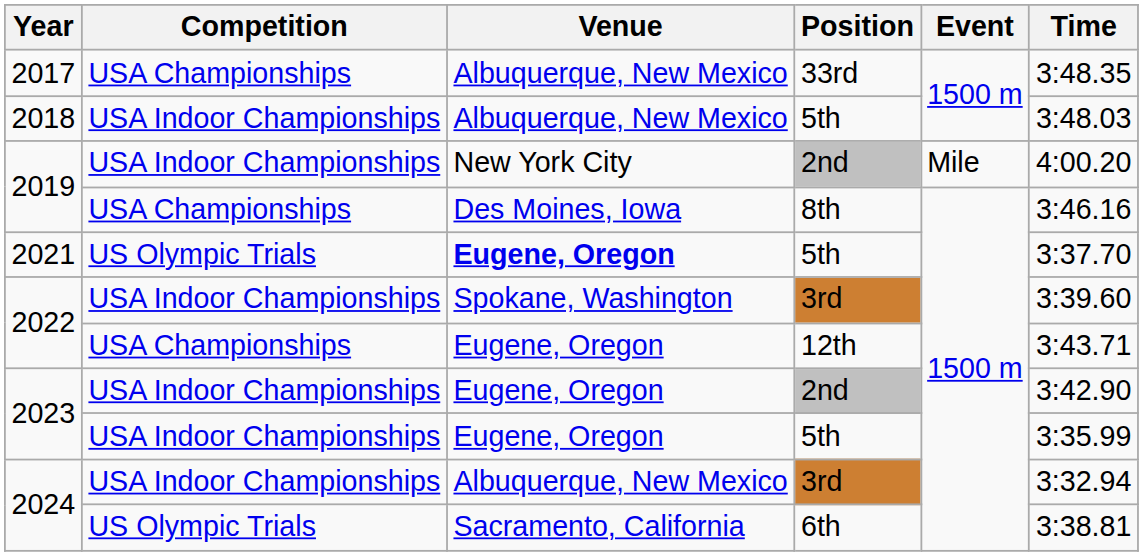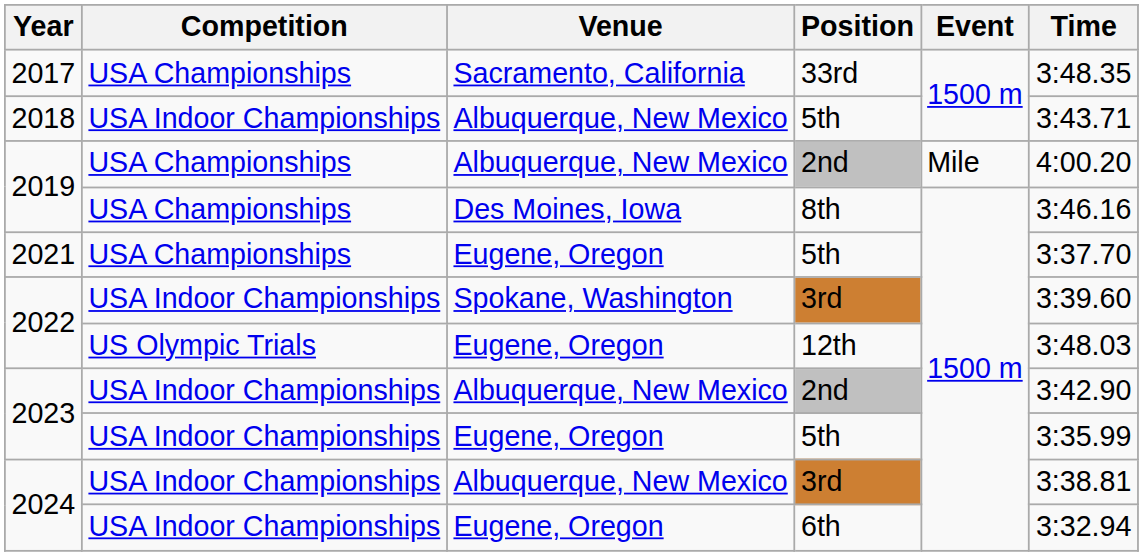(621, 72) Albuquerque, New Mexico -> (599, 72) Sacramento, California
(1084, 118) 3:48.03 -> (1084, 118) 3:43.71
(264, 163) USA Indoor Championships -> (220, 163) USA Championships
(543, 163) New York City -> (621, 163) Albuquerque, New Mexico
(202, 254) US Olympic Trials -> (220, 254) USA Championships
(564, 254) bold -> (559, 254) normal
(220, 345) USA Championships -> (202, 345) US Olympic Trials
(1084, 345) 3:43.71 -> (1084, 345) 3:48.03
(559, 390) Eugene, Oregon -> (621, 390) Albuquerque, New Mexico
(1084, 481) 3:32.94 -> (1084, 481) 3:38.81
(202, 526) US Olympic Trials -> (264, 526) USA Indoor Championships
(599, 526) Sacramento, California -> (559, 526) Eugene, Oregon
(1084, 526) 3:38.81 -> (1084, 526) 3:32.94
